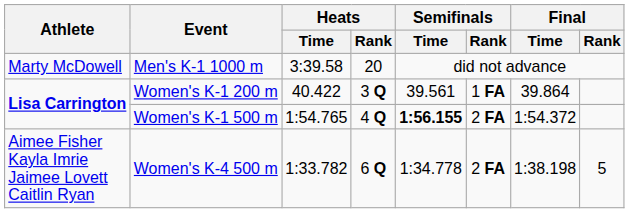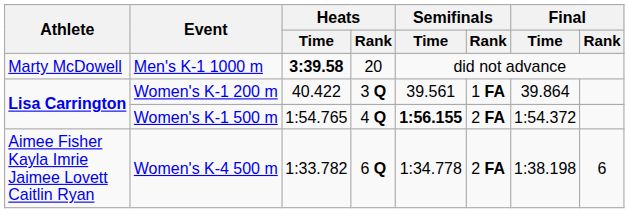(316, 67) normal -> (316, 67) bold
(602, 169) 5 -> (602, 169) 6
